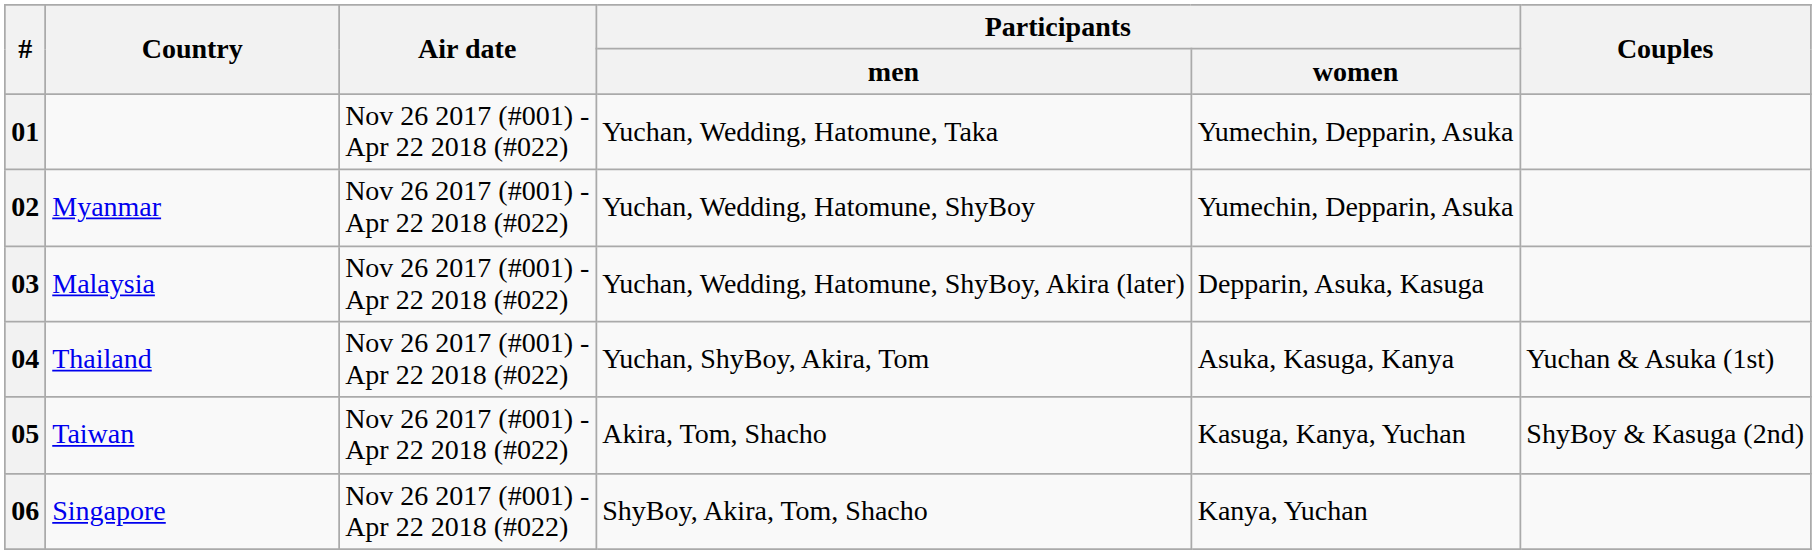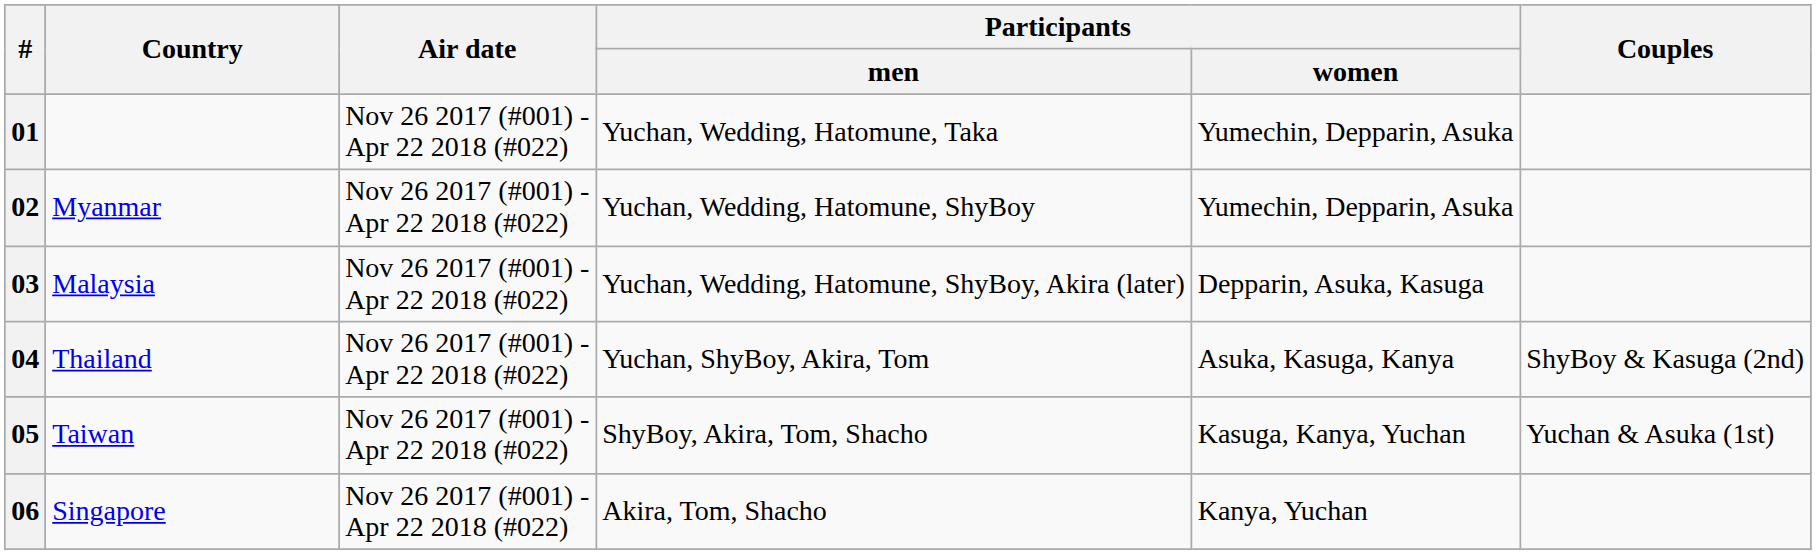(1650, 358) Yuchan & Asuka (1st) -> (1665, 358) ShyBoy & Kasuga (2nd)
(715, 434) Akira, Tom, Shacho -> (765, 434) ShyBoy, Akira, Tom, Shacho
(1665, 434) ShyBoy & Kasuga (2nd) -> (1650, 434) Yuchan & Asuka (1st)
(765, 510) ShyBoy, Akira, Tom, Shacho -> (715, 510) Akira, Tom, Shacho
